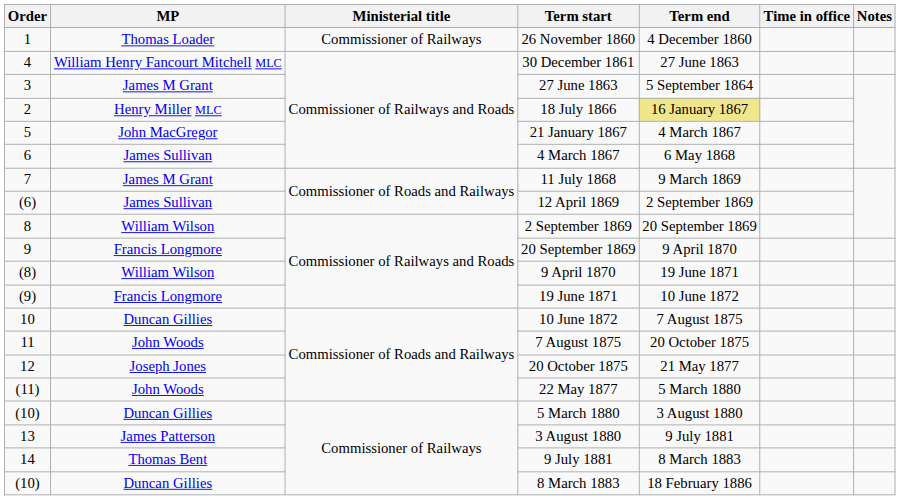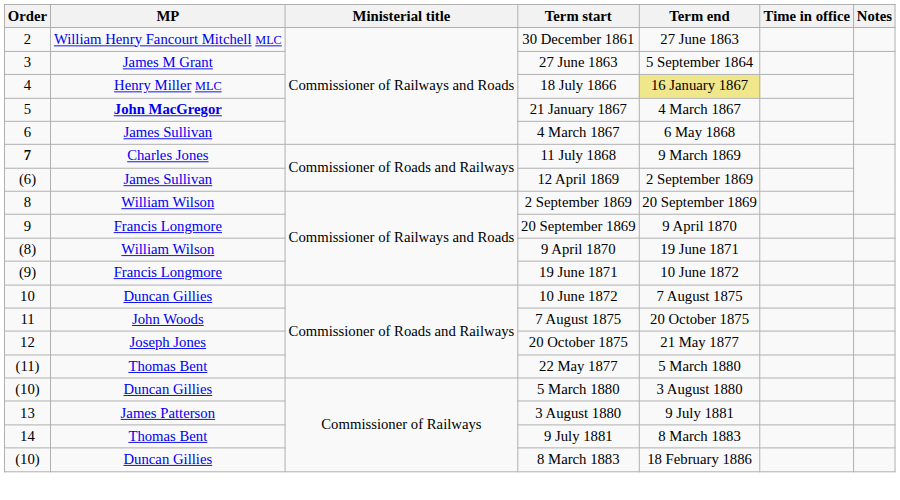- row: (578, 39)
(27, 62) 4 -> (27, 39) 2
(27, 109) 2 -> (27, 86) 4
(168, 132) normal -> (168, 109) bold
(27, 179) normal -> (27, 156) bold
(168, 179) James M Grant -> (168, 156) Charles Jones
(168, 389) John Woods -> (168, 366) Thomas Bent
